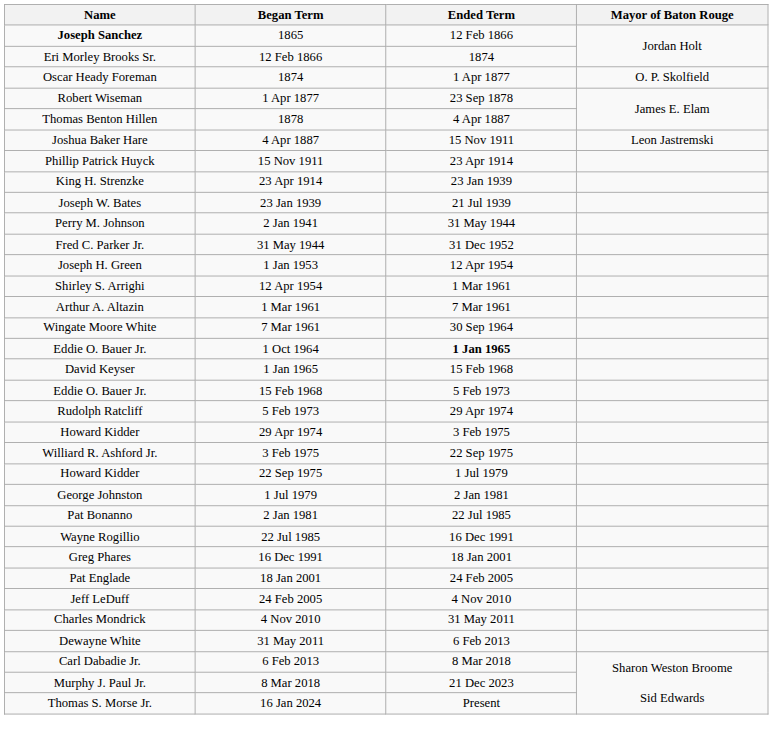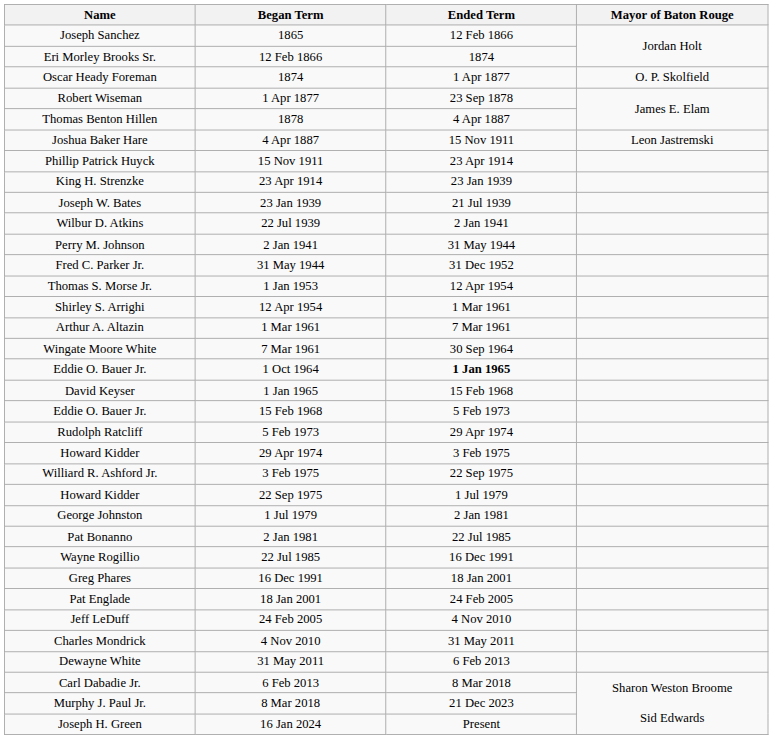(100, 35) bold -> (100, 35) normal
+ row: (291, 223)
(100, 264) Joseph H. Green -> (100, 285) Thomas S. Morse Jr.
(100, 703) Thomas S. Morse Jr. -> (100, 724) Joseph H. Green
